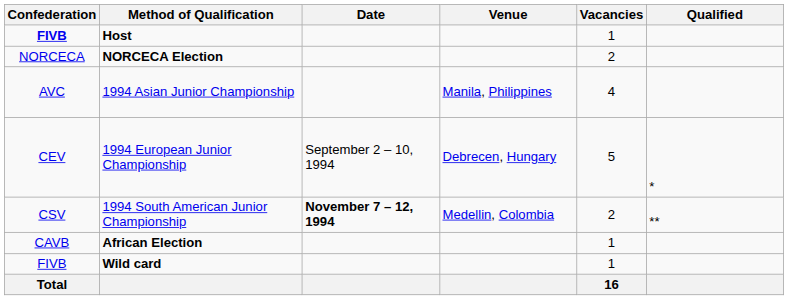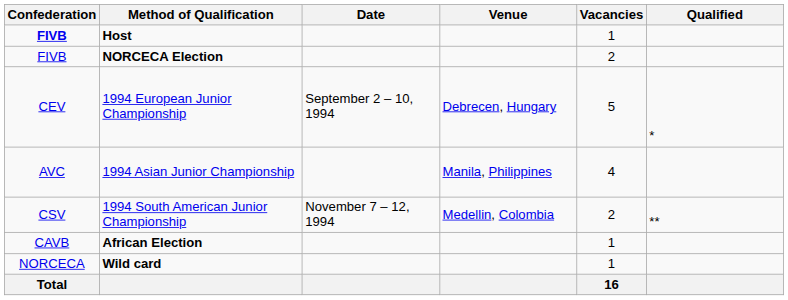(52, 56) NORCECA -> (52, 56) FIVB
rows swapped: (167, 157) <-> (198, 92)
(359, 214) bold -> (357, 214) normal
(52, 263) FIVB -> (52, 263) NORCECA
